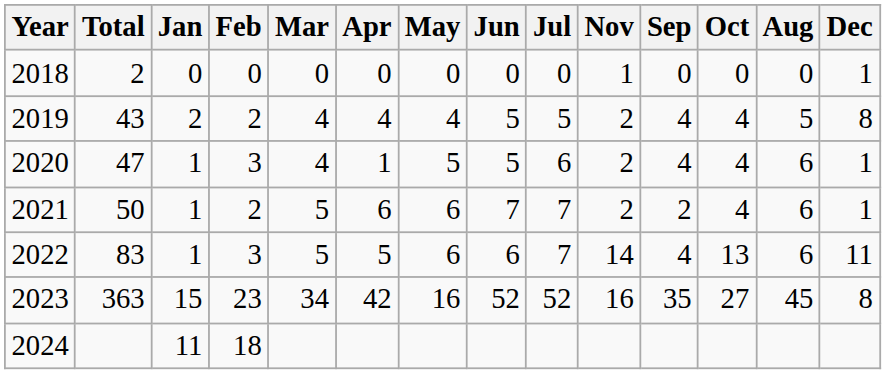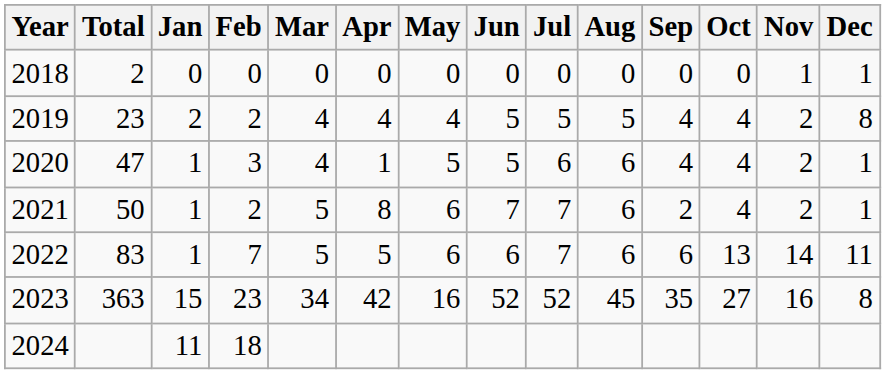columns swapped: (788, 27) <-> (609, 27)
(130, 118) 43 -> (130, 118) 23
(384, 208) 6 -> (384, 208) 8
(255, 254) 3 -> (255, 254) 7
(684, 254) 4 -> (686, 254) 6
